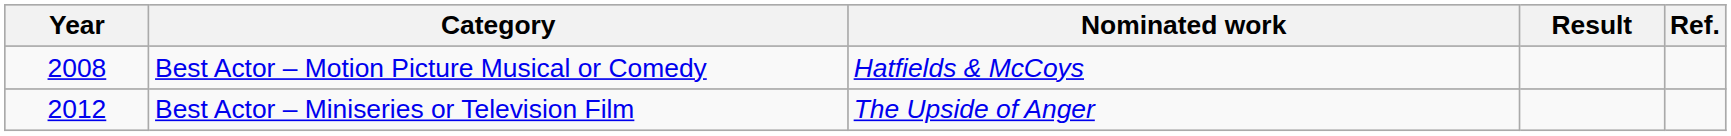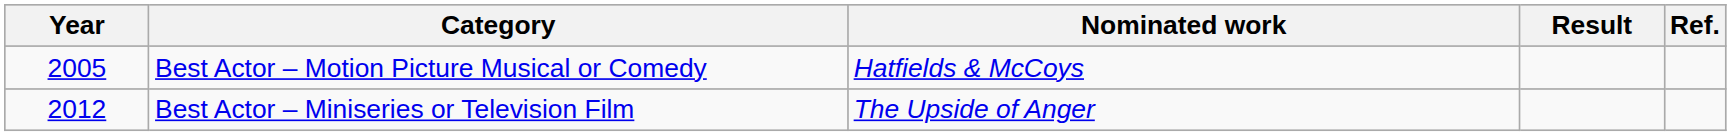(77, 67) 2008 -> (77, 67) 2005
